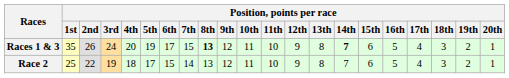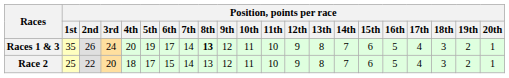(189, 46) 15 -> (189, 46) 14
(346, 46) bold -> (346, 46) normal
(111, 63) 19 -> (111, 63) 20
